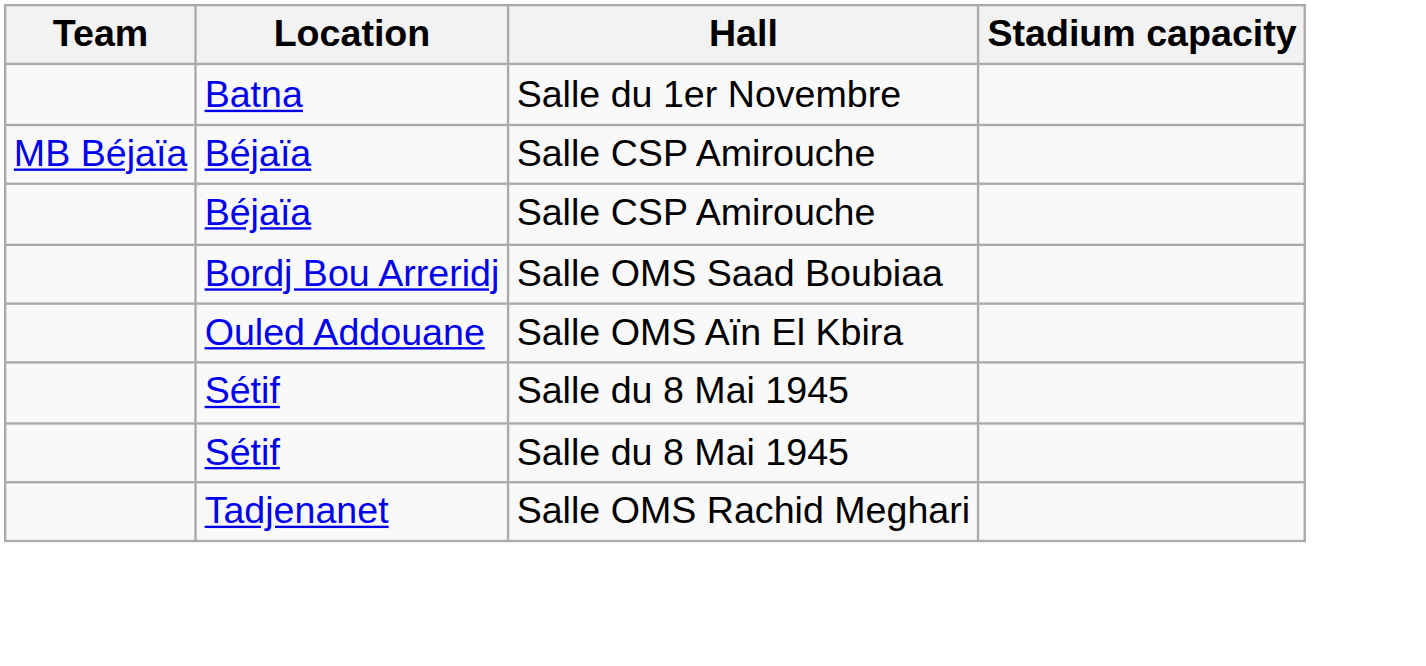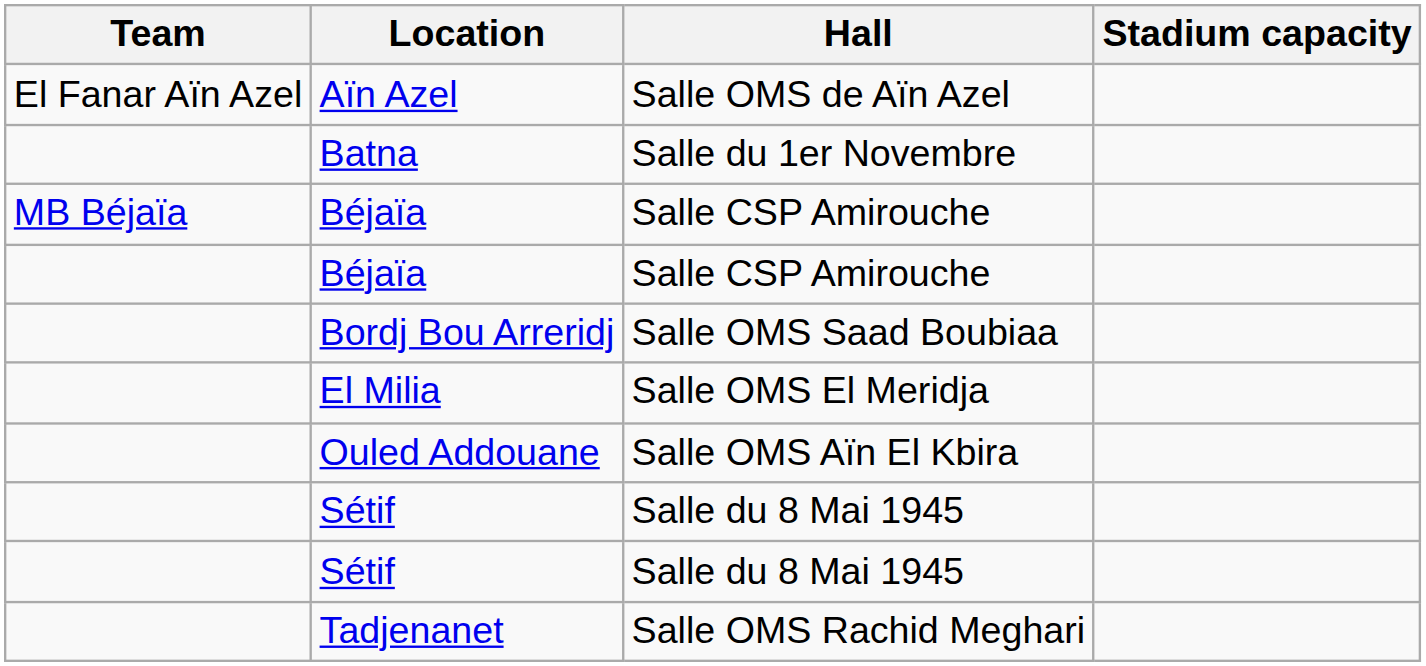+ row: (158, 93)
+ row: (158, 393)
